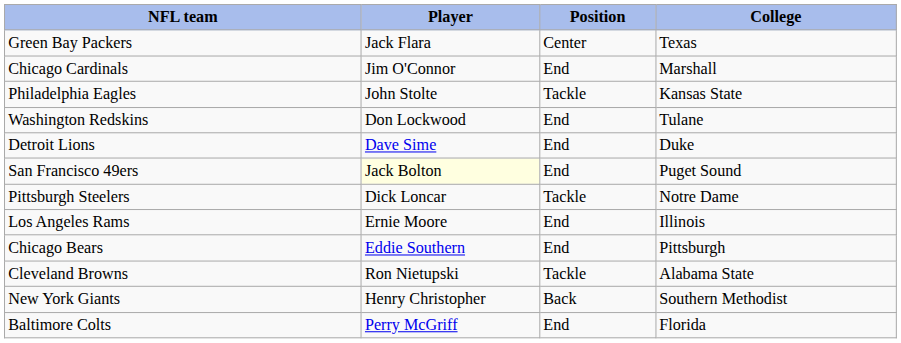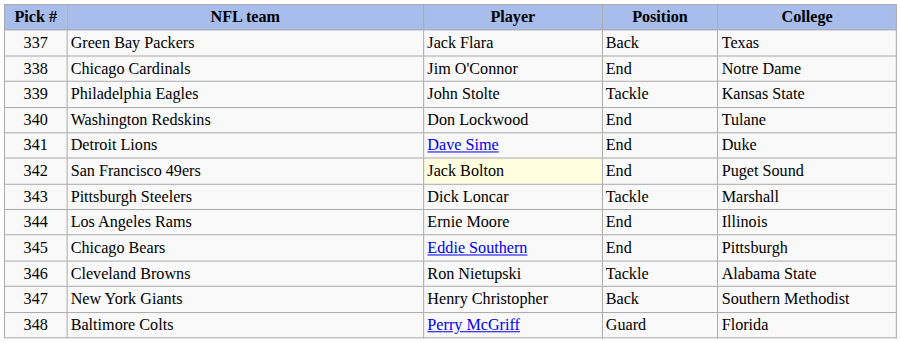+ column: (36, 17)
(565, 42) Center -> (622, 42) Back
(688, 68) Marshall -> (761, 68) Notre Dame
(699, 196) Notre Dame -> (750, 196) Marshall
(556, 324) End -> (626, 324) Guard
